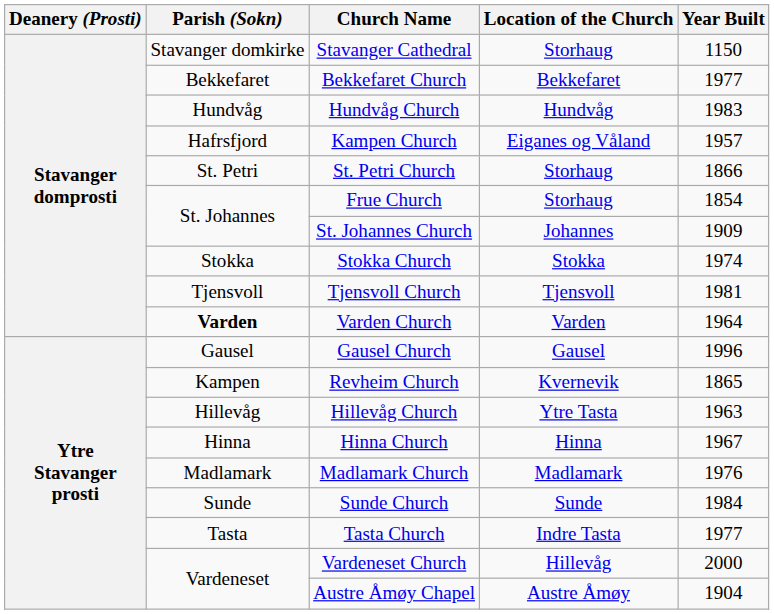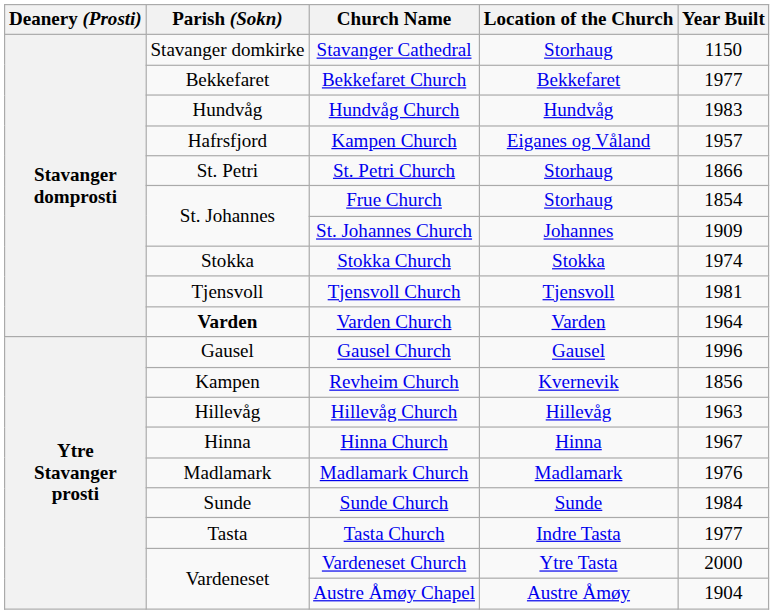(723, 381) 1865 -> (723, 381) 1856
(579, 412) Ytre Tasta -> (578, 412) Hillevåg
(578, 563) Hillevåg -> (579, 563) Ytre Tasta
